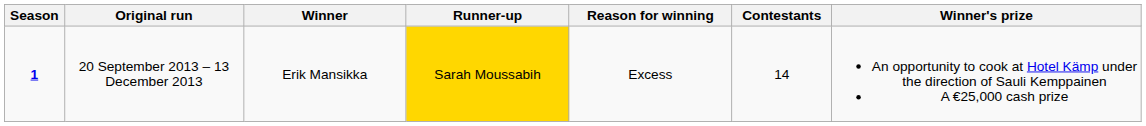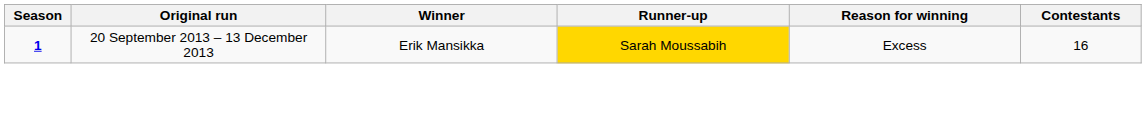- column: (986, 15)
(782, 74) 14 -> (1081, 45) 16
